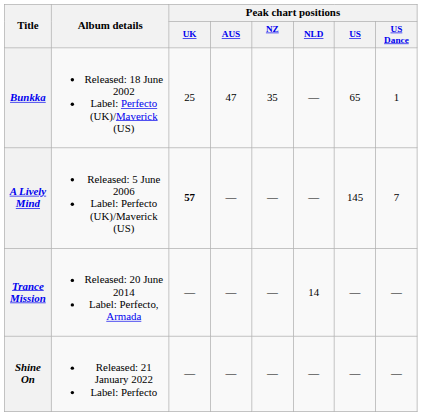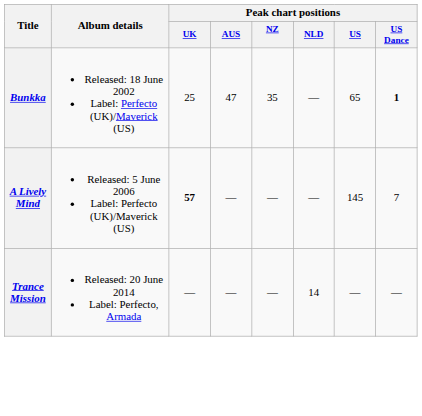(396, 98) normal -> (396, 98) bold
- row: (28, 374)
